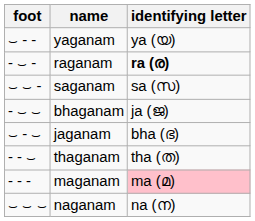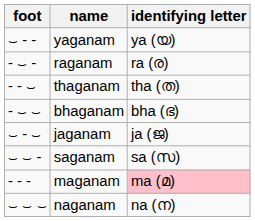(150, 63) bold -> (150, 63) normal
rows swapped: (87, 157) <-> (84, 87)
(150, 110) ja (ജ) -> (155, 110) bha (ഭ)
(155, 134) bha (ഭ) -> (150, 134) ja (ജ)
